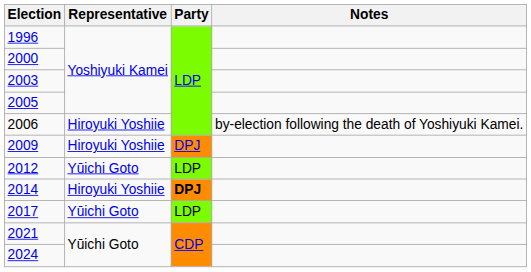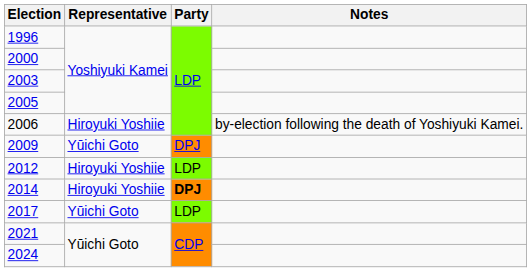(116, 146) Hiroyuki Yoshiie -> (103, 146) Yūichi Goto
(103, 168) Yūichi Goto -> (116, 168) Hiroyuki Yoshiie
